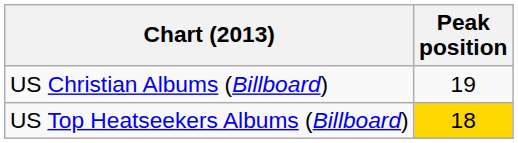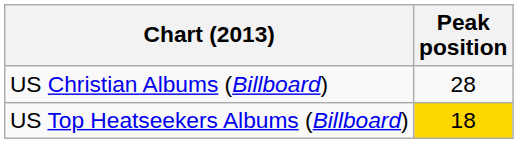(463, 84) 19 -> (463, 84) 28
